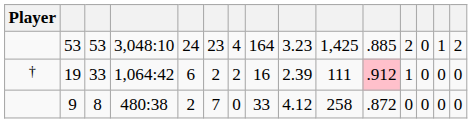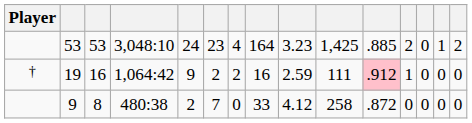(97, 74) 33 -> (97, 74) 16
(191, 74) 6 -> (191, 74) 9
(297, 74) 2.39 -> (297, 74) 2.59
